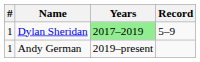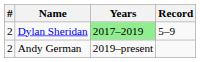(10, 31) 1 -> (10, 31) 2
(10, 48) 1 -> (10, 48) 2
